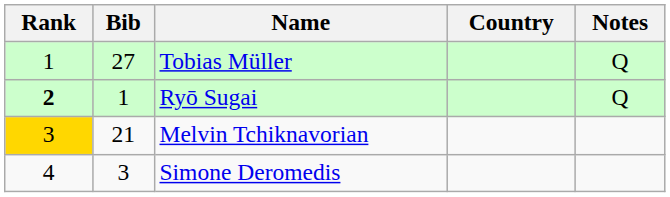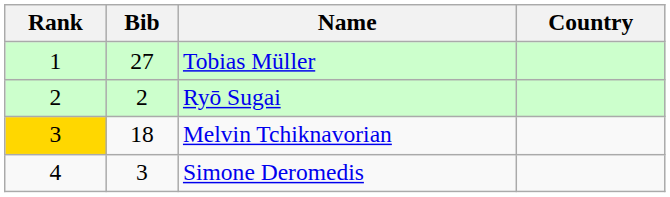- column: (620, 23)
(49, 97) bold -> (55, 97) normal
(123, 97) 1 -> (142, 97) 2
(123, 135) 21 -> (142, 135) 18
